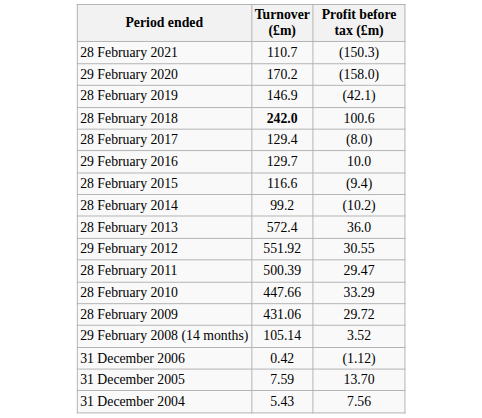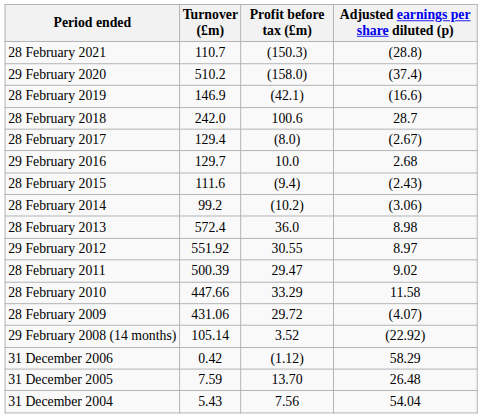+ column: (405, 23)
(282, 74) 170.2 -> (210, 74) 510.2
(282, 118) bold -> (210, 118) normal
(282, 183) 116.6 -> (210, 183) 111.6
